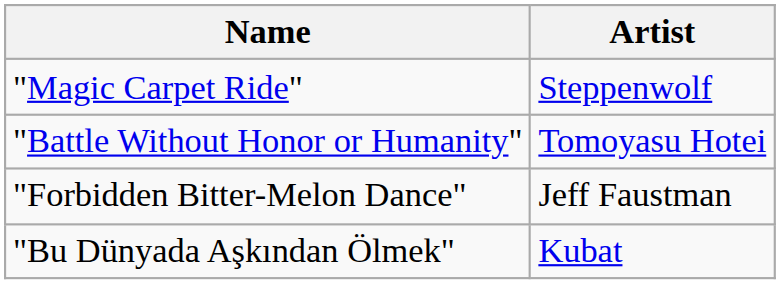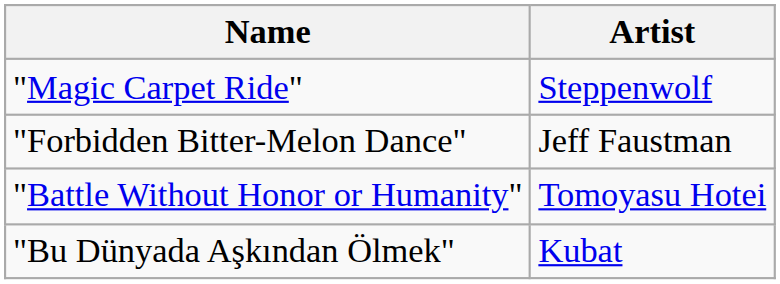rows swapped: (268, 140) <-> (240, 195)
